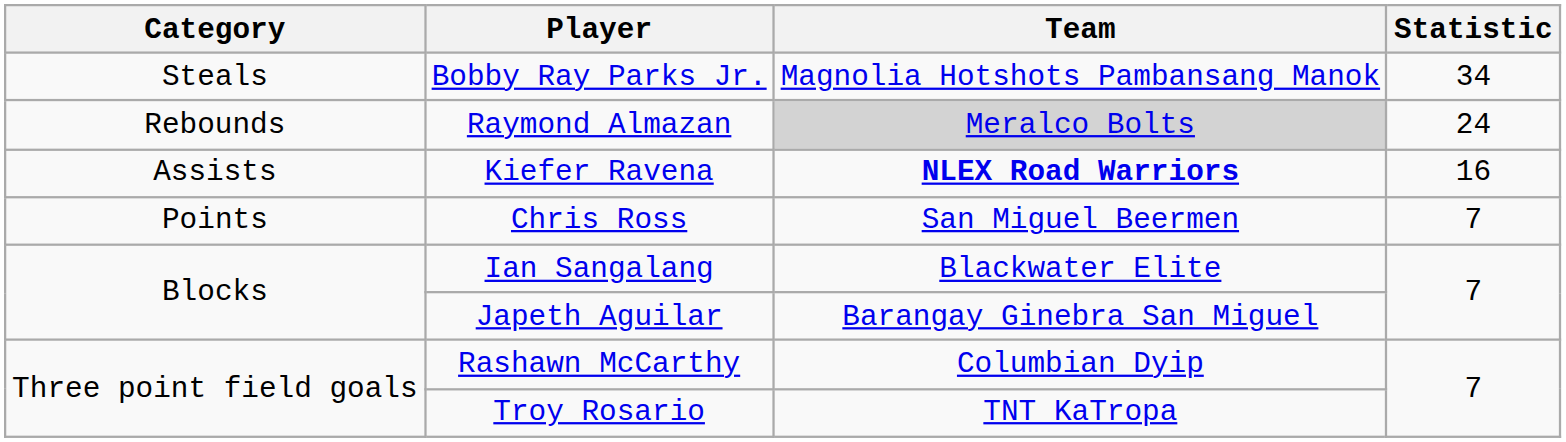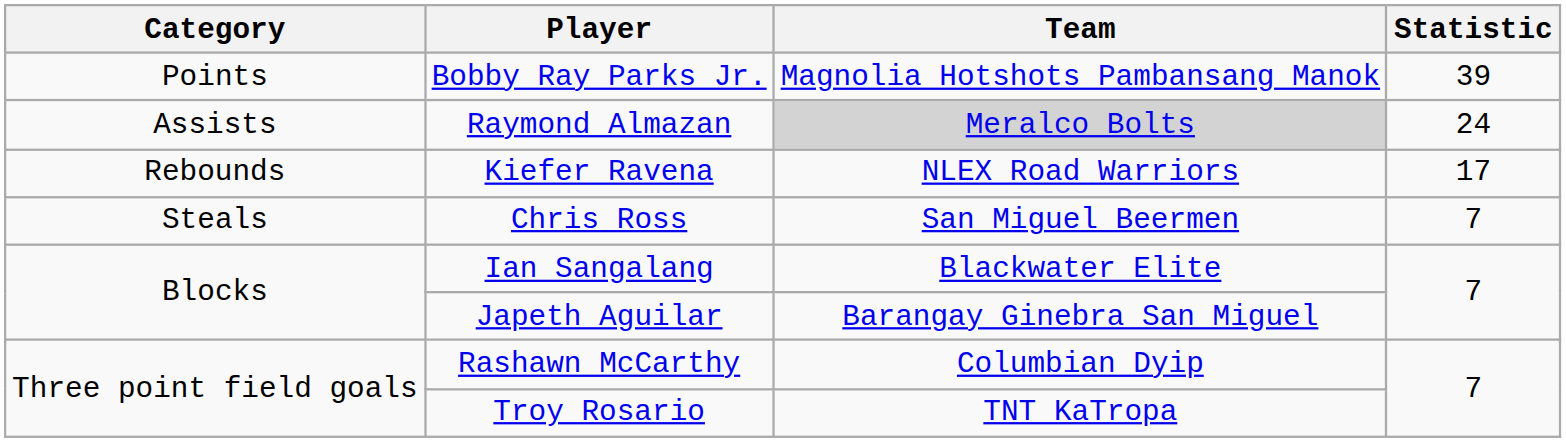(215, 77) Steals -> (215, 77) Points
(1473, 77) 34 -> (1473, 77) 39
(215, 125) Rebounds -> (215, 125) Assists
(215, 173) Assists -> (215, 173) Rebounds
(1080, 173) bold -> (1080, 173) normal
(1473, 173) 16 -> (1473, 173) 17
(215, 221) Points -> (215, 221) Steals
